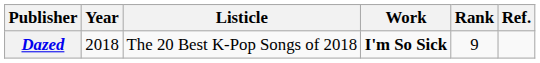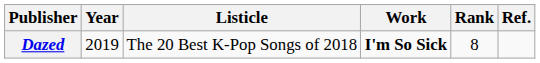(102, 44) 2018 -> (102, 44) 2019
(474, 44) 9 -> (474, 44) 8
